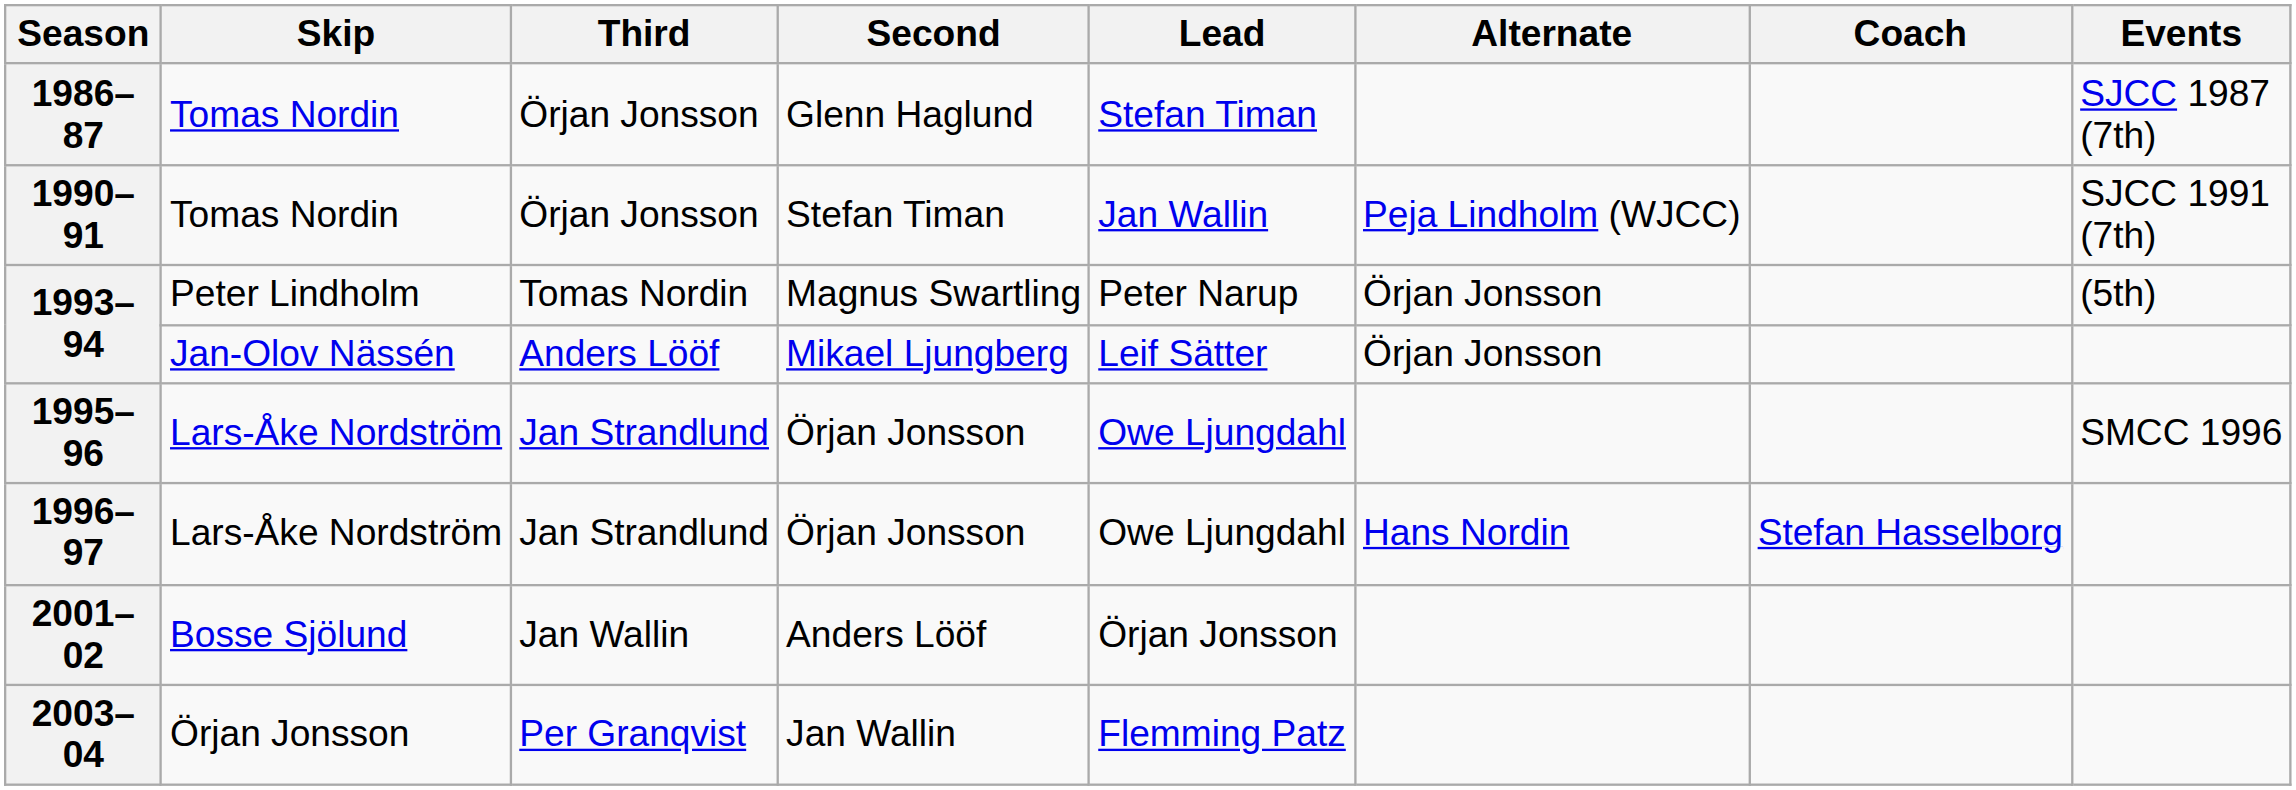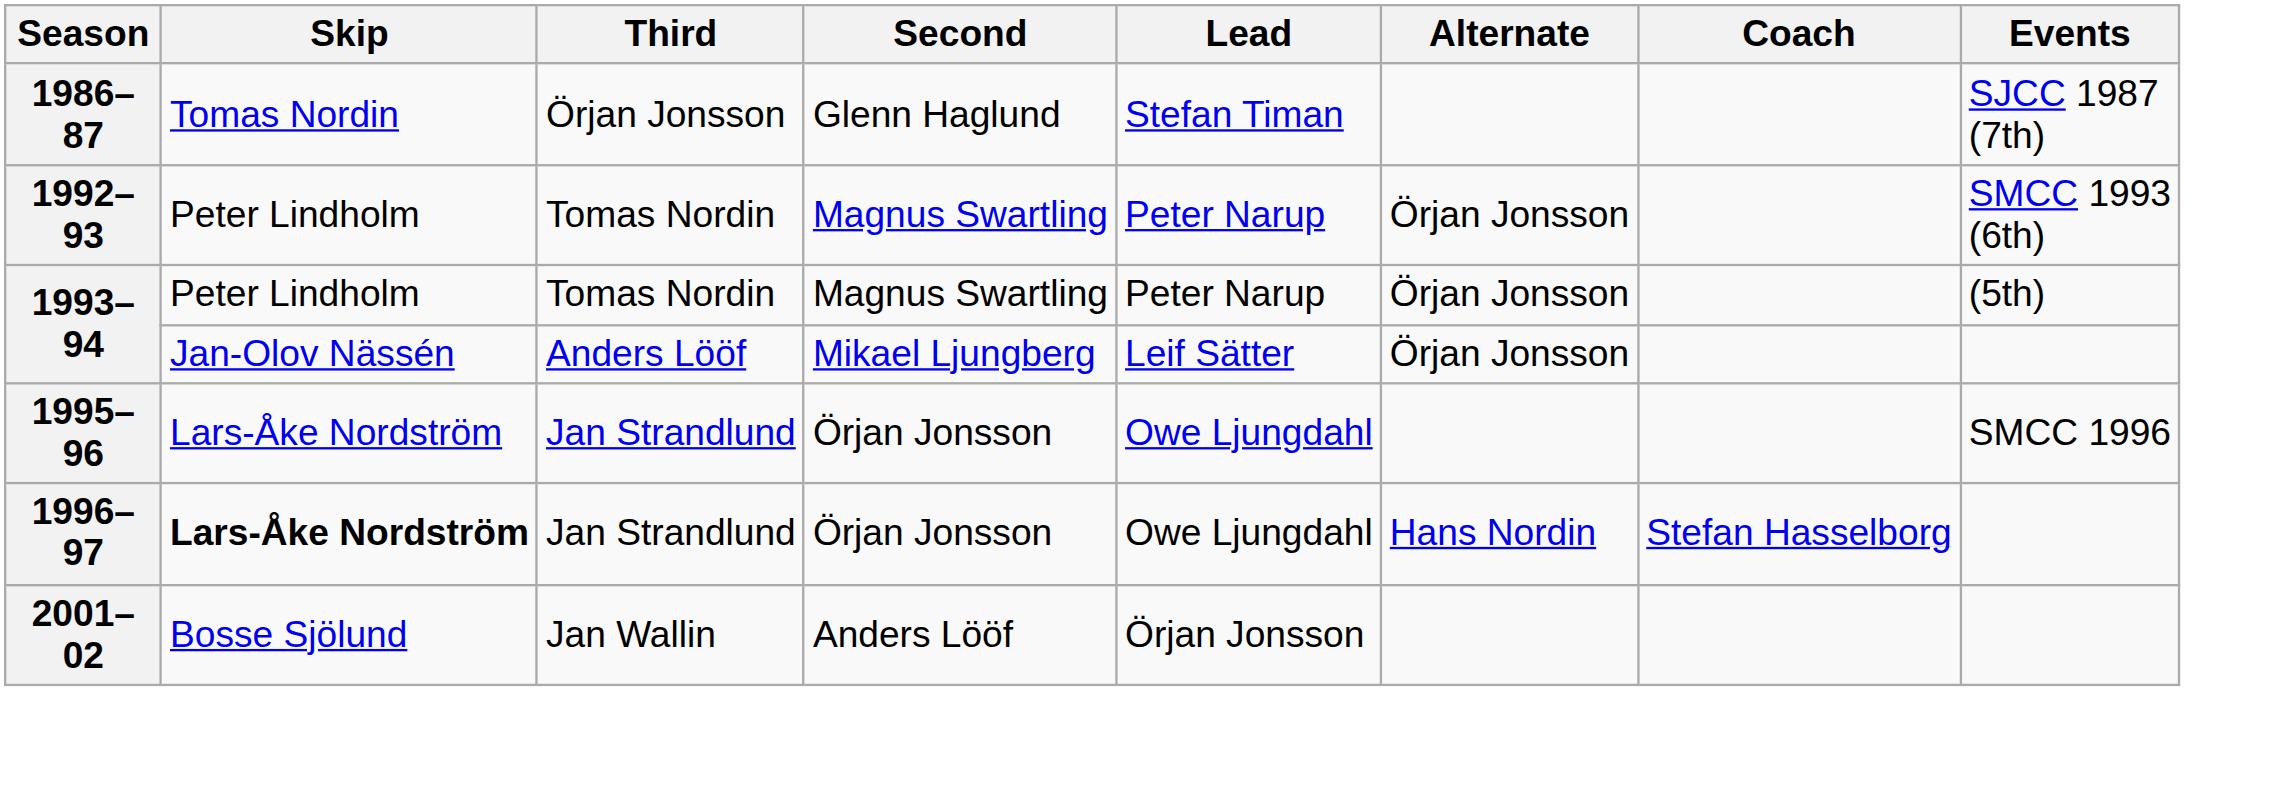- row: (83, 214)
+ row: (83, 214)
(336, 533) normal -> (349, 533) bold
- row: (83, 734)
